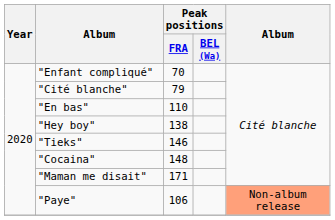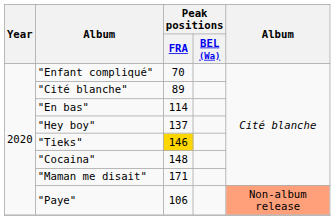(178, 90) 79 -> (178, 90) 89
(178, 107) 110 -> (178, 107) 114
(178, 125) 138 -> (178, 125) 137
(178, 142) no background -> (178, 142) gold background
